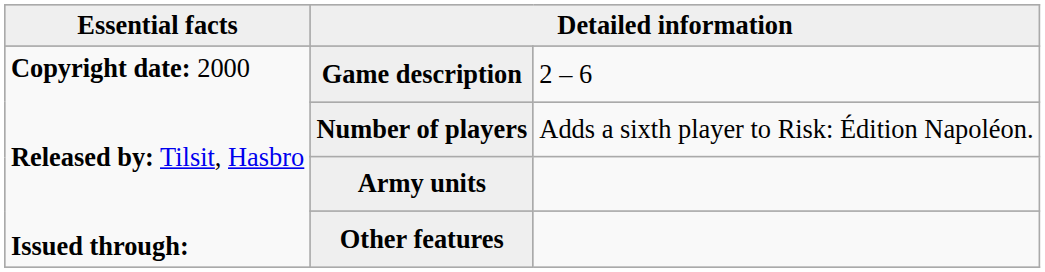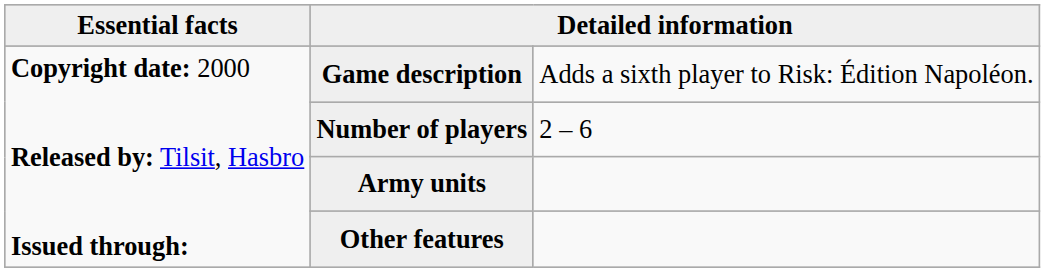(566, 73) 2 – 6 -> (786, 73) Adds a sixth player to Risk: Édition Napoléon.
(786, 128) Adds a sixth player to Risk: Édition Napoléon. -> (566, 128) 2 – 6
